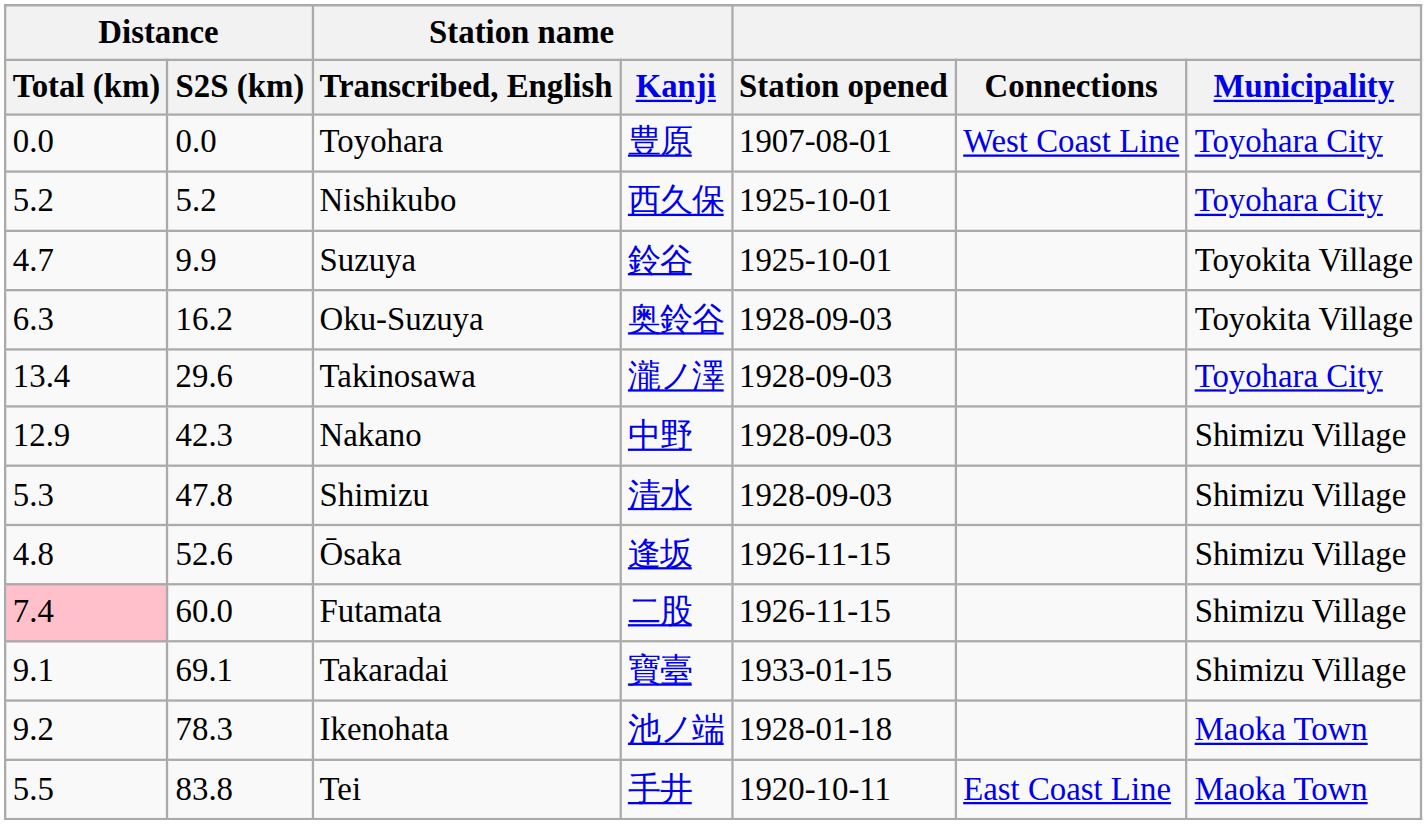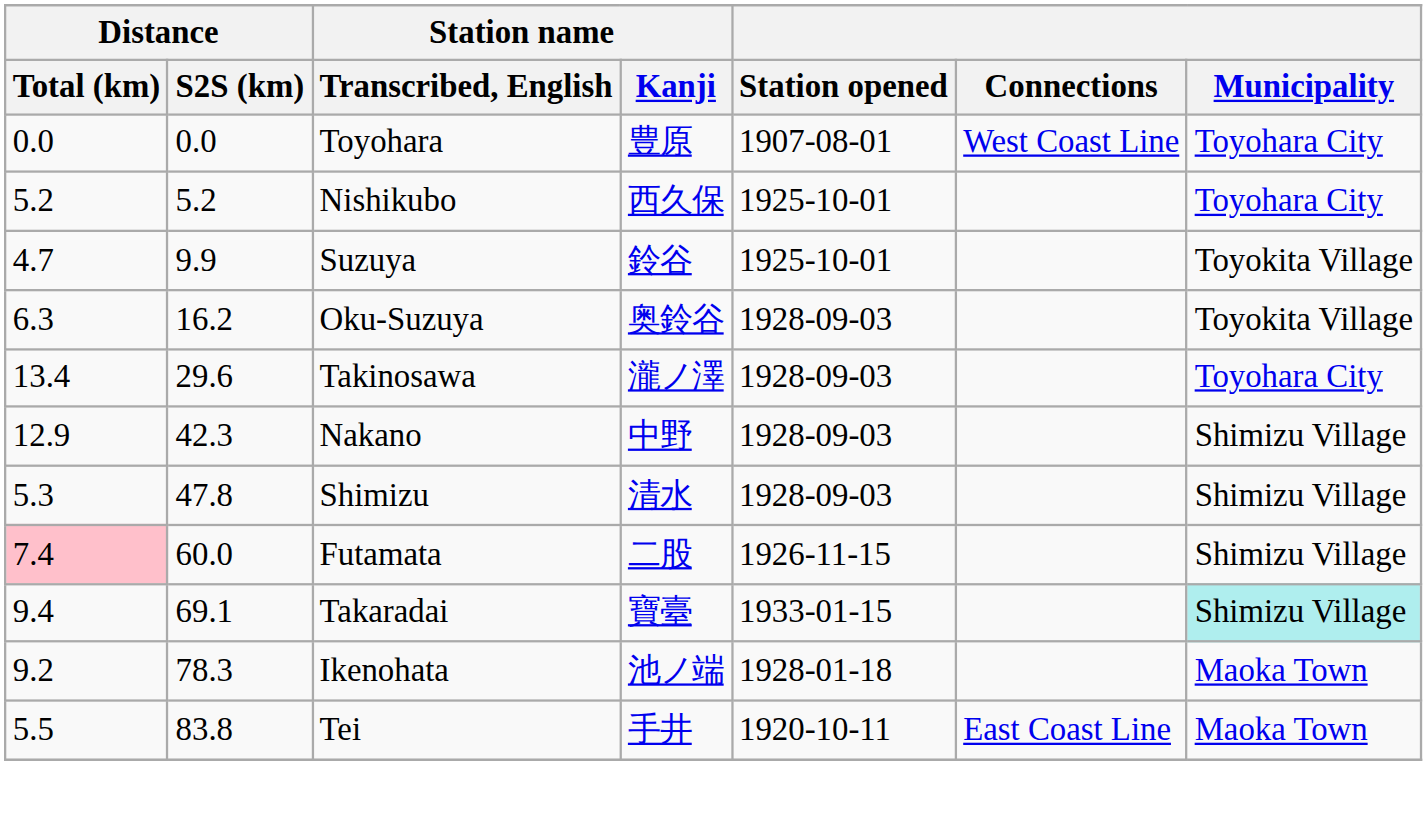- row: (361, 553)
(33, 670) 9.1 -> (33, 612) 9.4
(1300, 670) no background -> (1300, 612) paleturquoise background
